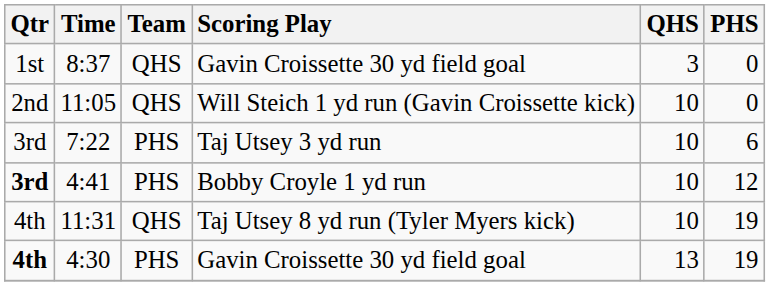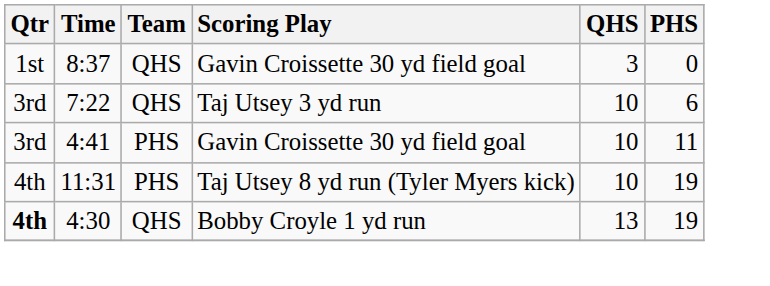- row: (88, 102)
(157, 142) PHS -> (157, 102) QHS
(30, 181) bold -> (30, 142) normal
(312, 181) Bobby Croyle 1 yd run -> (362, 142) Gavin Croissette 30 yd field goal
(746, 181) 12 -> (686, 142) 11
(157, 220) QHS -> (157, 181) PHS
(157, 260) PHS -> (157, 220) QHS
(362, 260) Gavin Croissette 30 yd field goal -> (312, 220) Bobby Croyle 1 yd run
